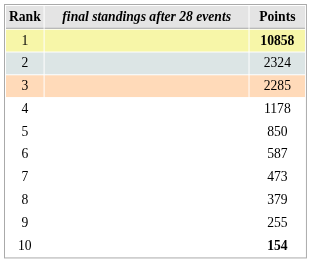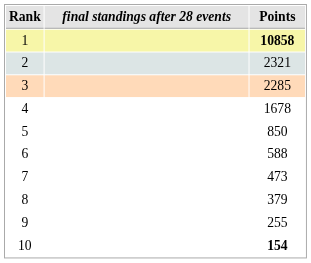(277, 63) 2324 -> (277, 63) 2321
(277, 108) 1178 -> (277, 108) 1678
(277, 154) 587 -> (277, 154) 588
